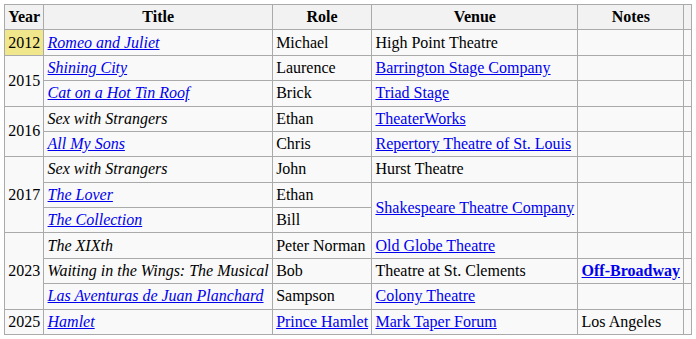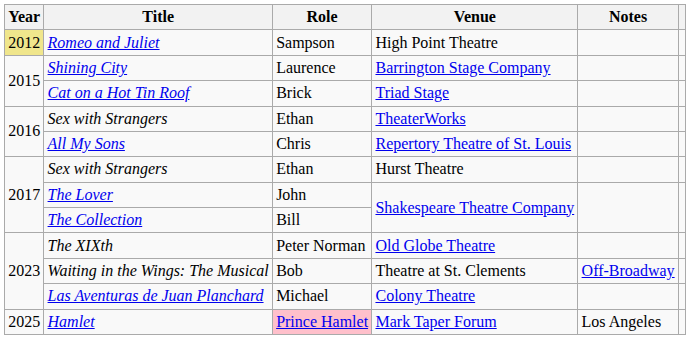(302, 42) Michael -> (305, 42) Sampson
(291, 169) John -> (295, 169) Ethan
(295, 194) Ethan -> (291, 194) John
(631, 270) bold -> (628, 270) normal
(305, 296) Sampson -> (302, 296) Michael
(322, 321) no background -> (322, 321) pink background
